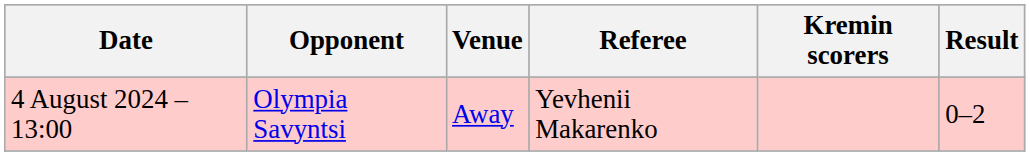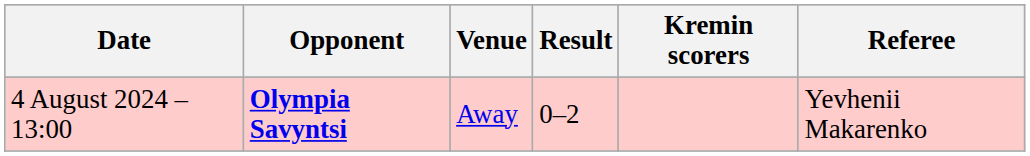columns swapped: (982, 40) <-> (643, 40)
(300, 113) normal -> (300, 113) bold
